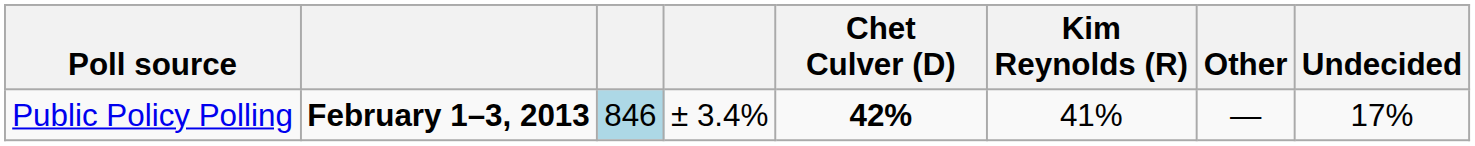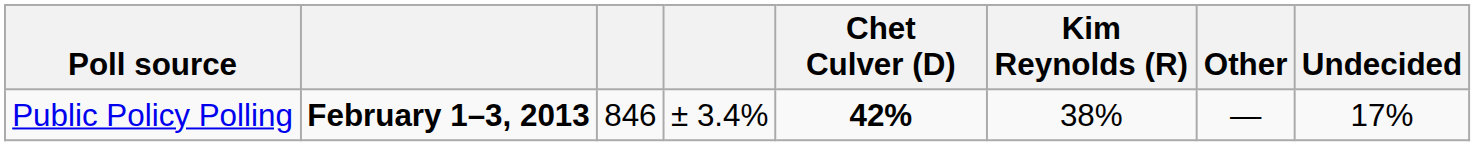(630, 114) lightblue background -> (630, 114) no background
(1091, 114) 41% -> (1091, 114) 38%
